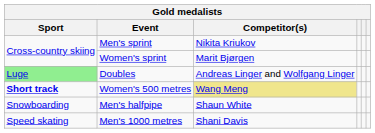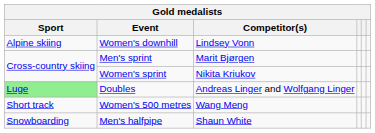+ row: (139, 43)
(226, 43) Nikita Kriukov -> (225, 58) Marit Bjørgen
(225, 58) Marit Bjørgen -> (226, 74) Nikita Kriukov
(32, 89) bold -> (30, 105) normal
(222, 89) khaki background -> (222, 105) no background
- row: (141, 120)
